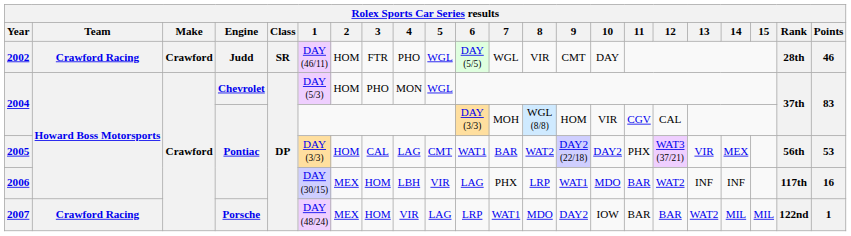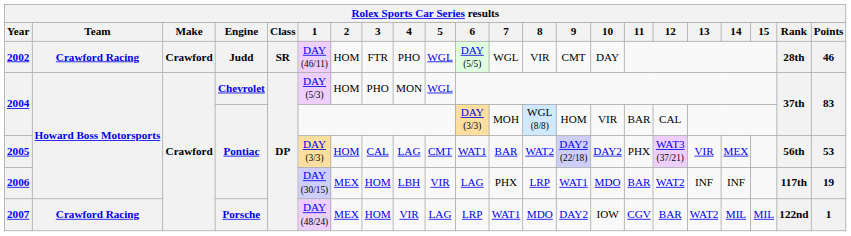(639, 119) CGV -> (639, 119) BAR
(829, 182) 16 -> (829, 182) 19
(639, 214) BAR -> (639, 214) CGV
